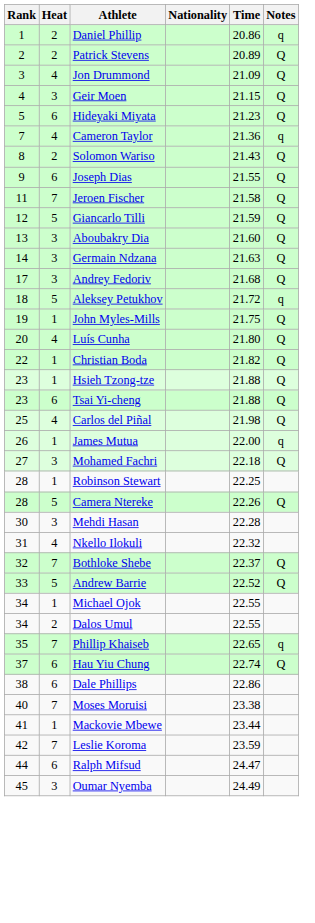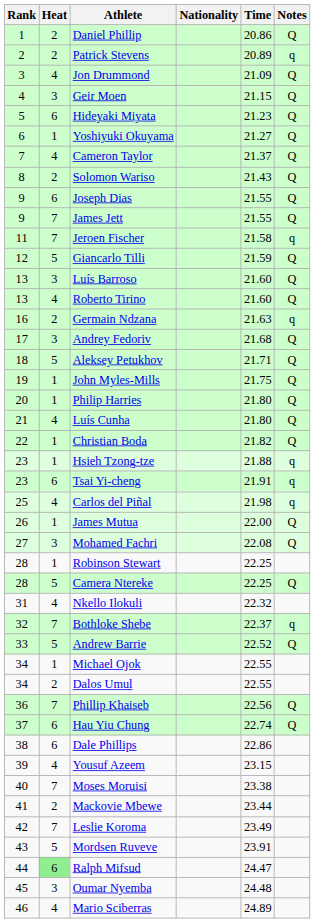(281, 35) q -> (292, 35) Q
(281, 55) Q -> (292, 55) q
+ row: (123, 136)
(247, 136) 21.36 -> (258, 156) 21.37
(281, 136) q -> (292, 156) Q
+ row: (98, 217)
(281, 197) Q -> (292, 238) q
- row: (111, 238)
+ row: (105, 278)
+ row: (109, 299)
(22, 258) 14 -> (22, 319) 16
(54, 258) 3 -> (54, 319) 2
(281, 258) Q -> (292, 319) q
(247, 299) 21.72 -> (258, 359) 21.71
(281, 299) q -> (292, 359) Q
+ row: (107, 400)
(22, 339) 20 -> (22, 420) 21
(281, 380) Q -> (292, 461) q
(247, 400) 21.88 -> (258, 481) 21.91
(281, 400) Q -> (292, 481) q
(281, 420) Q -> (292, 502) q
(281, 441) q -> (292, 522) Q
(247, 461) 22.18 -> (258, 542) 22.08
(247, 502) 22.26 -> (258, 583) 22.25
- row: (106, 522)
(281, 562) Q -> (292, 623) q
(22, 644) 35 -> (22, 705) 36
(247, 644) 22.65 -> (258, 705) 22.56
(281, 644) q -> (292, 705) Q
+ row: (109, 765)
(54, 725) 1 -> (54, 806) 2
(247, 745) 23.59 -> (258, 826) 23.49
+ row: (115, 847)
(54, 765) no background -> (54, 867) lightgreen background
(247, 786) 24.49 -> (258, 887) 24.48
+ row: (112, 908)
